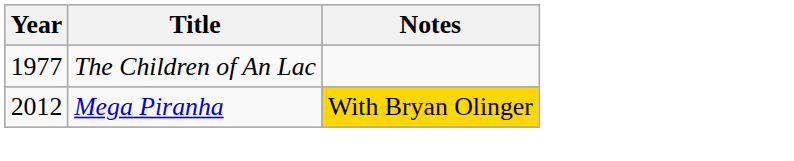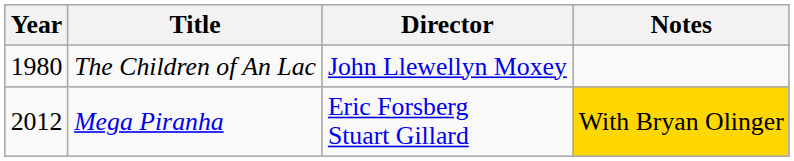+ column: (447, 24)
(37, 65) 1977 -> (37, 65) 1980
